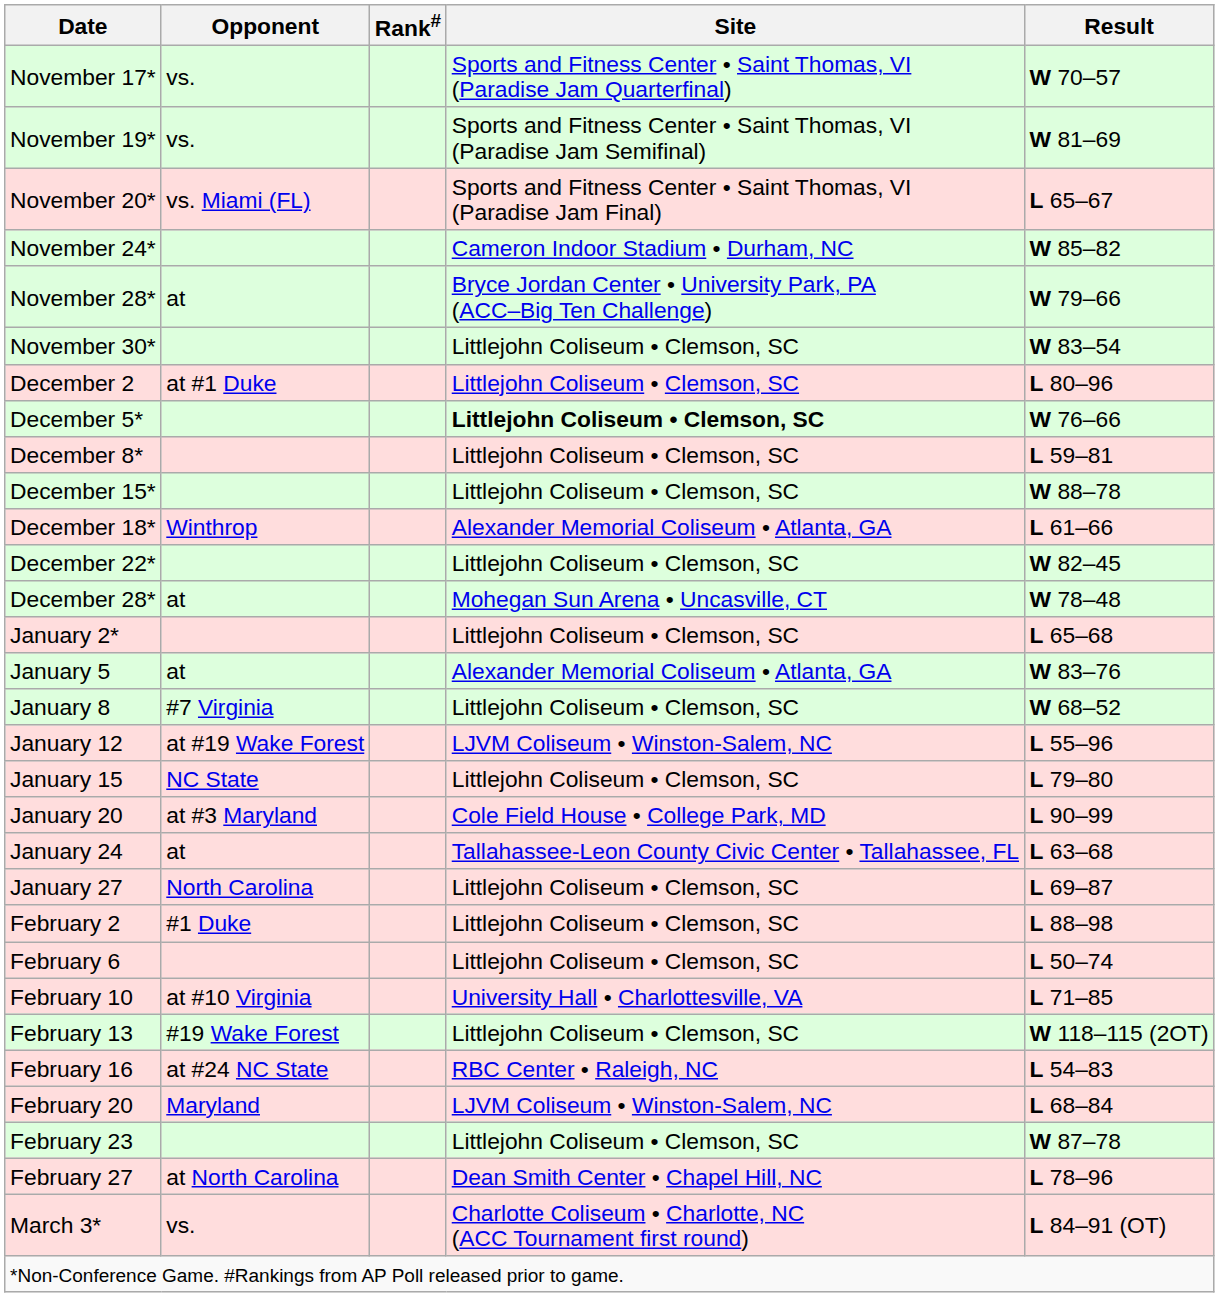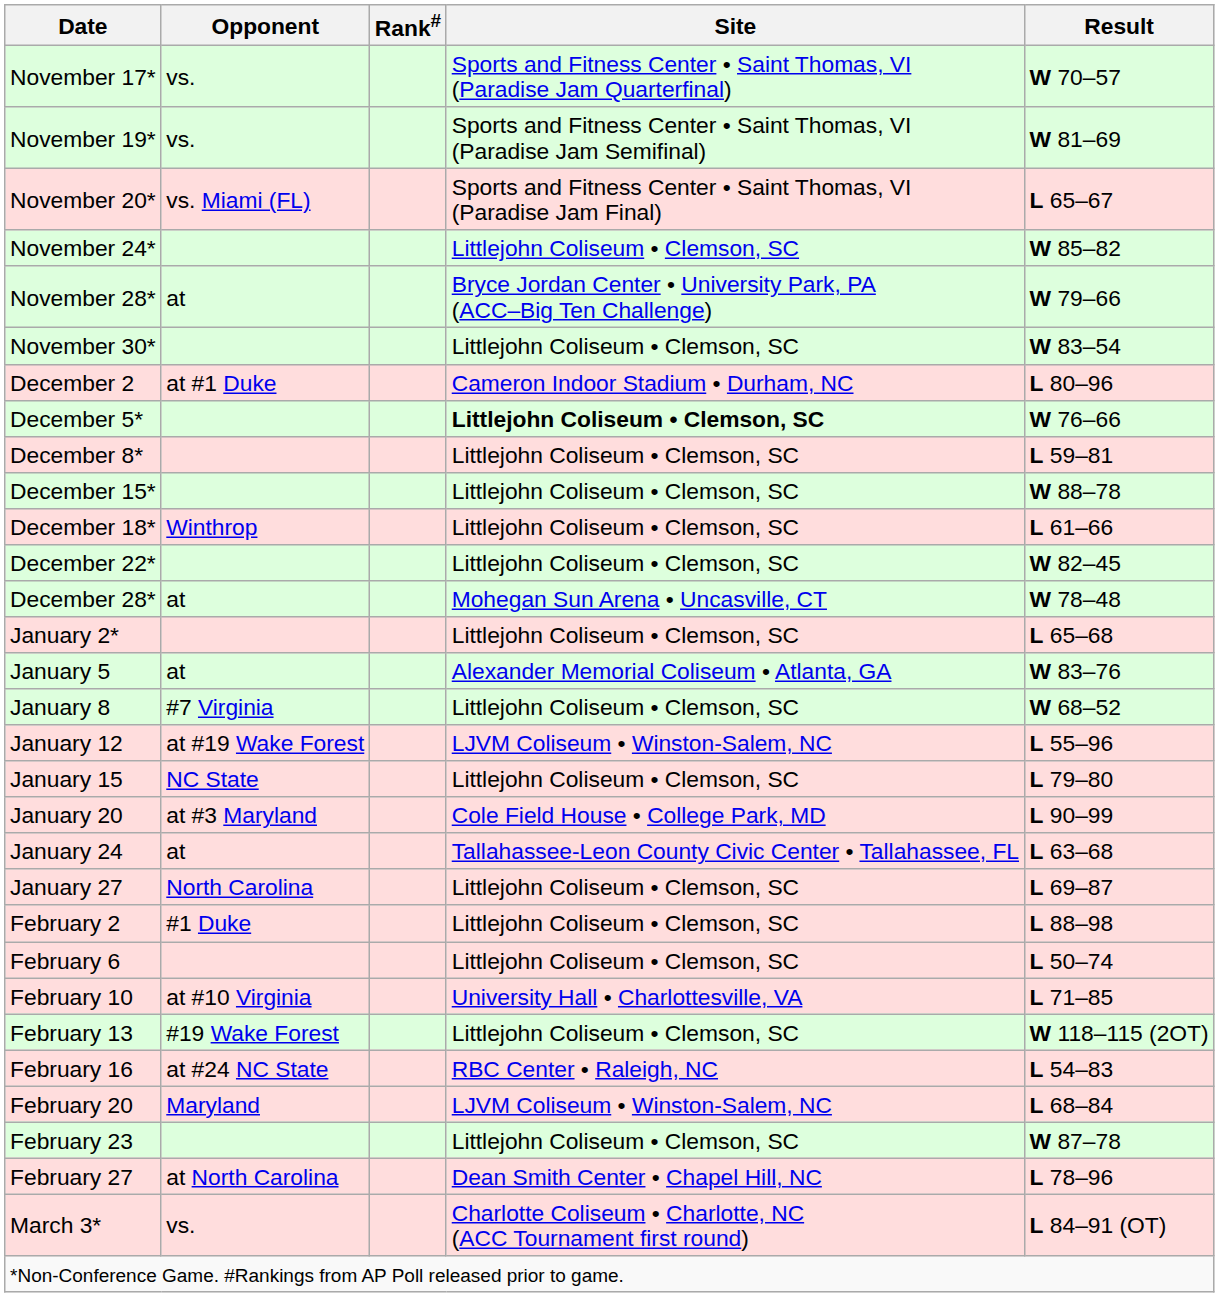(653, 248) Cameron Indoor Stadium • Durham, NC -> (625, 248) Littlejohn Coliseum • Clemson, SC
(625, 382) Littlejohn Coliseum • Clemson, SC -> (653, 382) Cameron Indoor Stadium • Durham, NC
(672, 527) Alexander Memorial Coliseum • Atlanta, GA -> (625, 527) Littlejohn Coliseum • Clemson, SC
